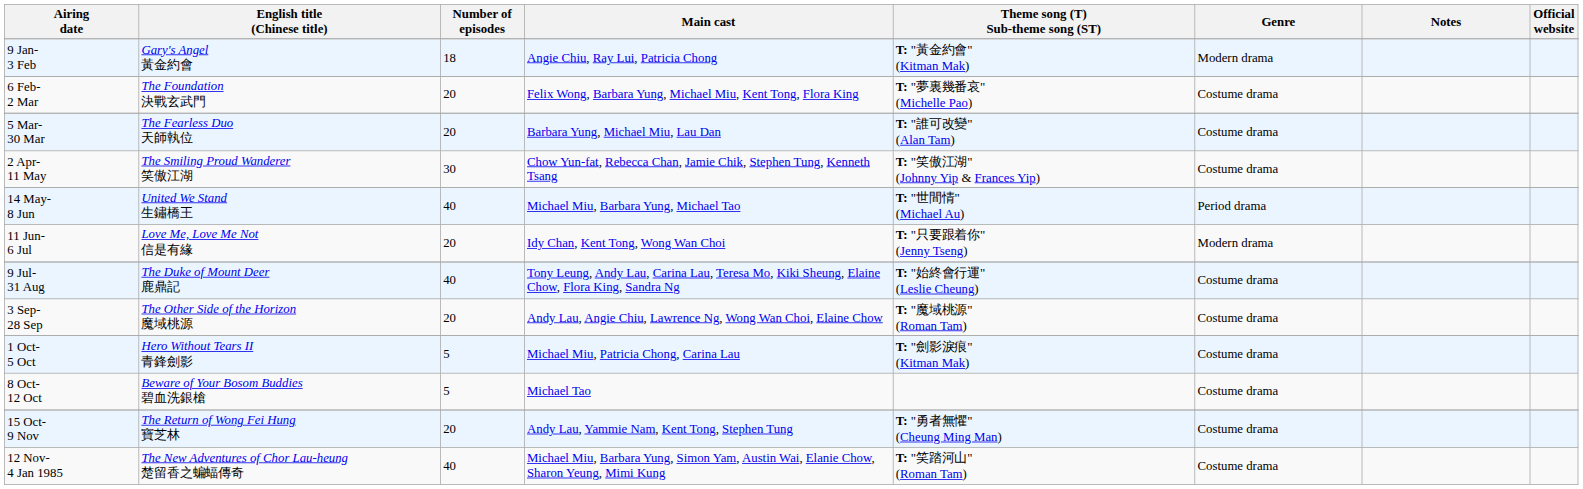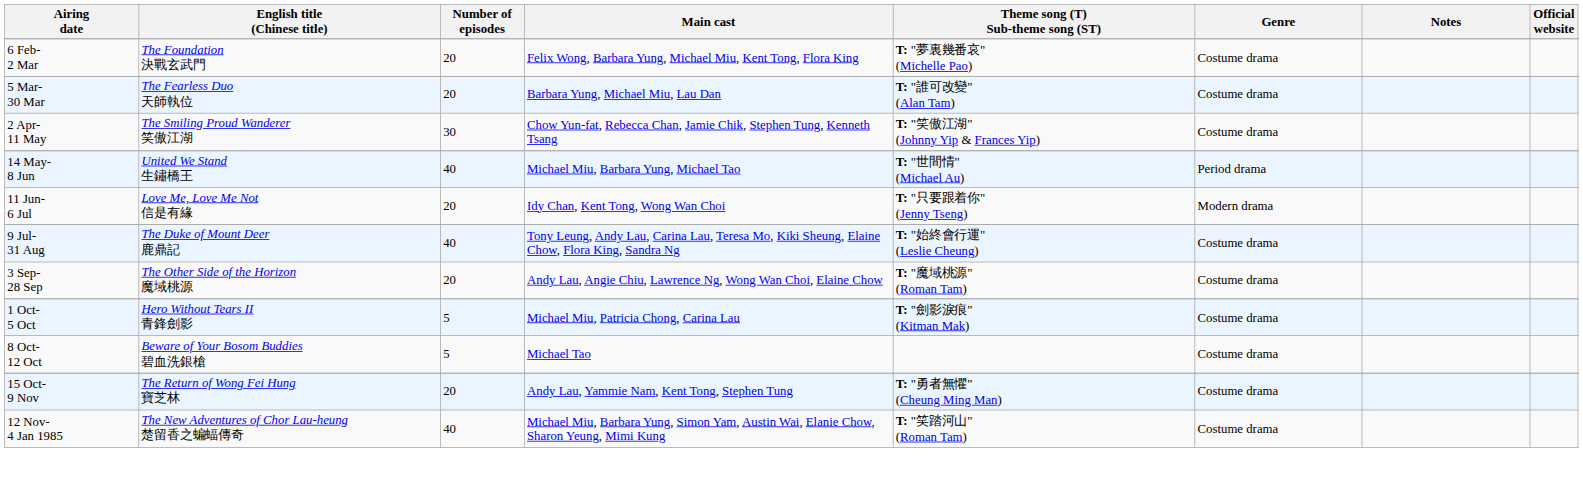- row: (23, 57)
